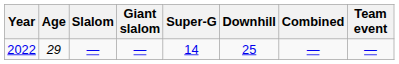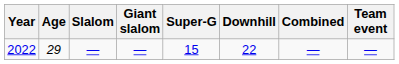(191, 49) 14 -> (191, 49) 15
(249, 49) 25 -> (249, 49) 22
